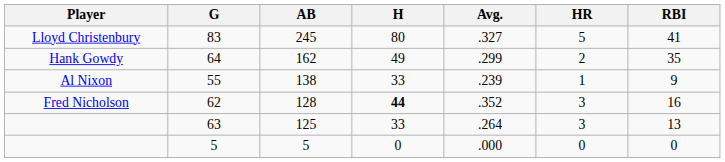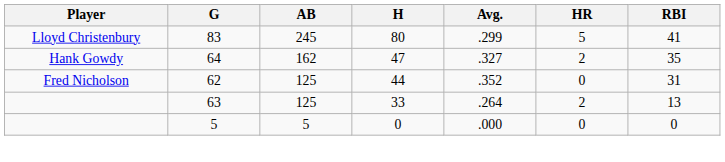(490, 37) .327 -> (490, 37) .299
(398, 59) 49 -> (398, 59) 47
(490, 59) .299 -> (490, 59) .327
- row: (214, 80)
(306, 102) 128 -> (306, 80) 125
(398, 102) bold -> (398, 80) normal
(582, 102) 3 -> (582, 80) 0
(674, 102) 16 -> (674, 80) 31
(582, 124) 3 -> (582, 102) 2
